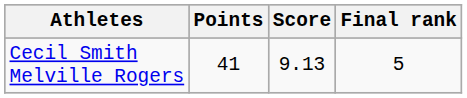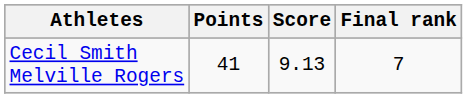(399, 65) 5 -> (399, 65) 7
